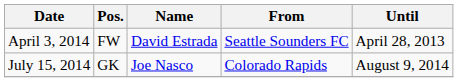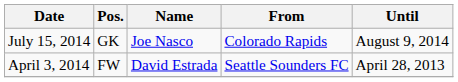rows swapped: (49, 40) <-> (49, 64)
